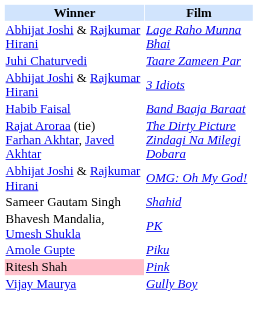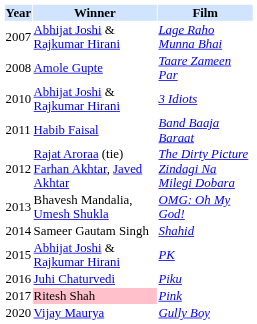+ column: (18, 12)
(46, 60) Juhi Chaturvedi -> (68, 68) Amole Gupte
(73, 178) Abhijat Joshi & Rajkumar Hirani -> (83, 207) Bhavesh Mandalia, Umesh Shukla
(55, 226) Bhavesh Mandalia, Umesh Shukla -> (77, 255) Abhijat Joshi & Rajkumar Hirani
(40, 250) Amole Gupte -> (74, 279) Juhi Chaturvedi
